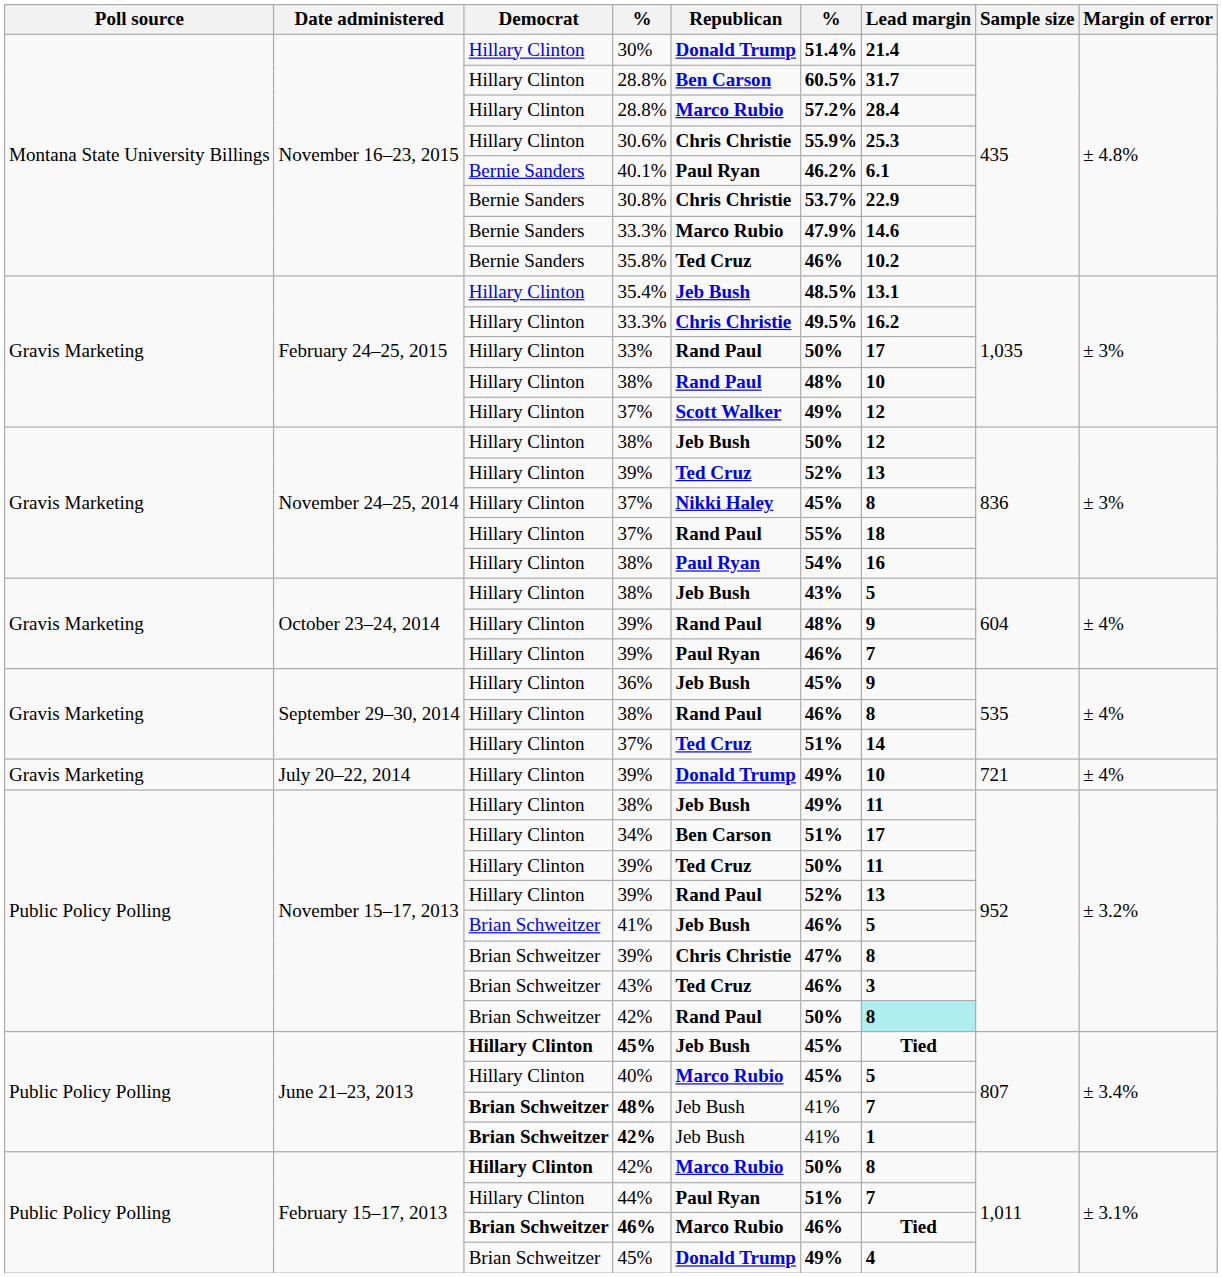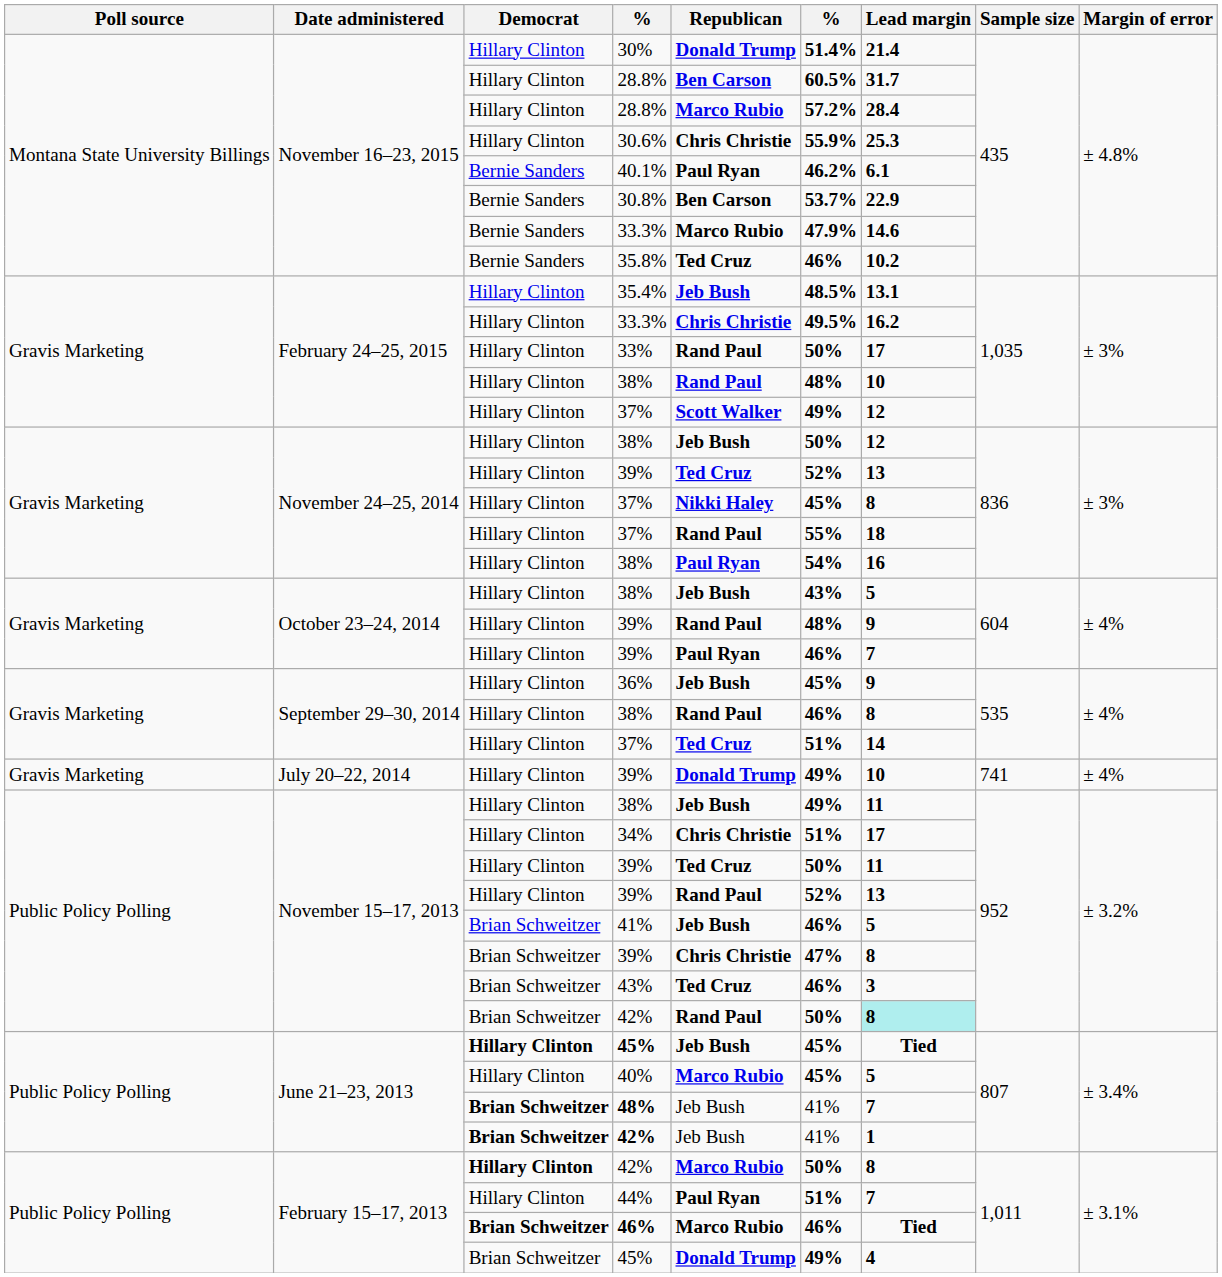(733, 200) Chris Christie -> (723, 200) Ben Carson
(994, 774) 721 -> (994, 774) 741
(723, 834) Ben Carson -> (733, 834) Chris Christie
